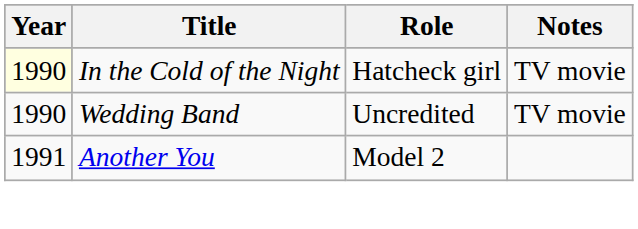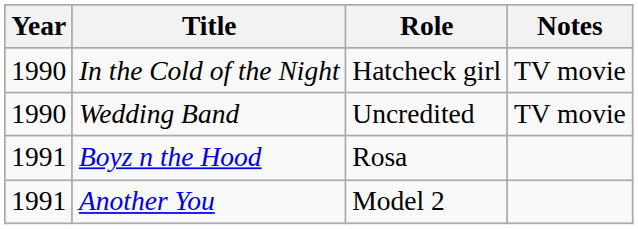(39, 69) lightyellow background -> (39, 69) no background
+ row: (170, 157)
